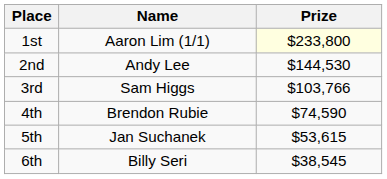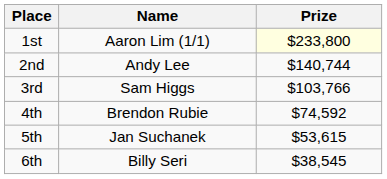(319, 64) $144,530 -> (319, 64) $140,744
(319, 112) $74,590 -> (319, 112) $74,592
